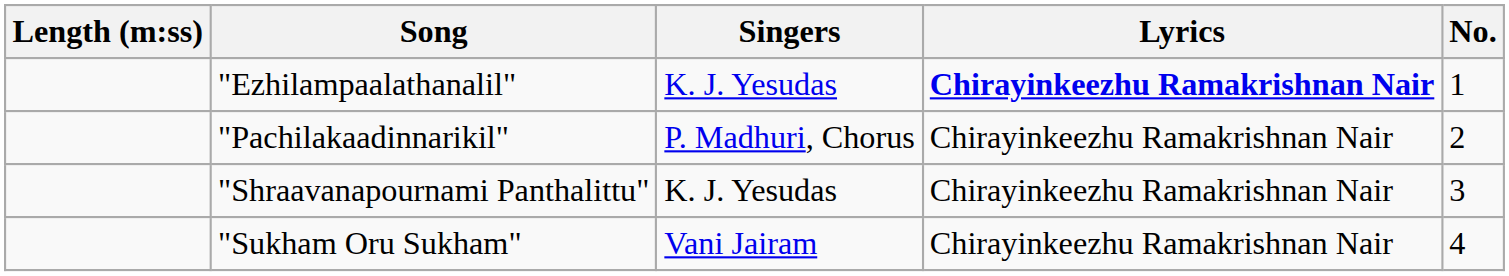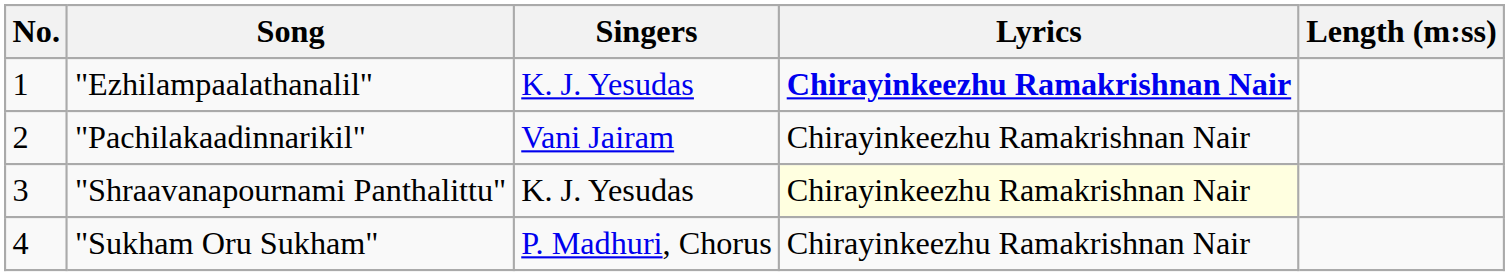columns swapped: (1473, 31) <-> (108, 31)
(790, 137) P. Madhuri, Chorus -> (598, 137) Vani Jairam
(1161, 190) no background -> (1018, 190) lightyellow background
(741, 243) Vani Jairam -> (646, 243) P. Madhuri, Chorus
